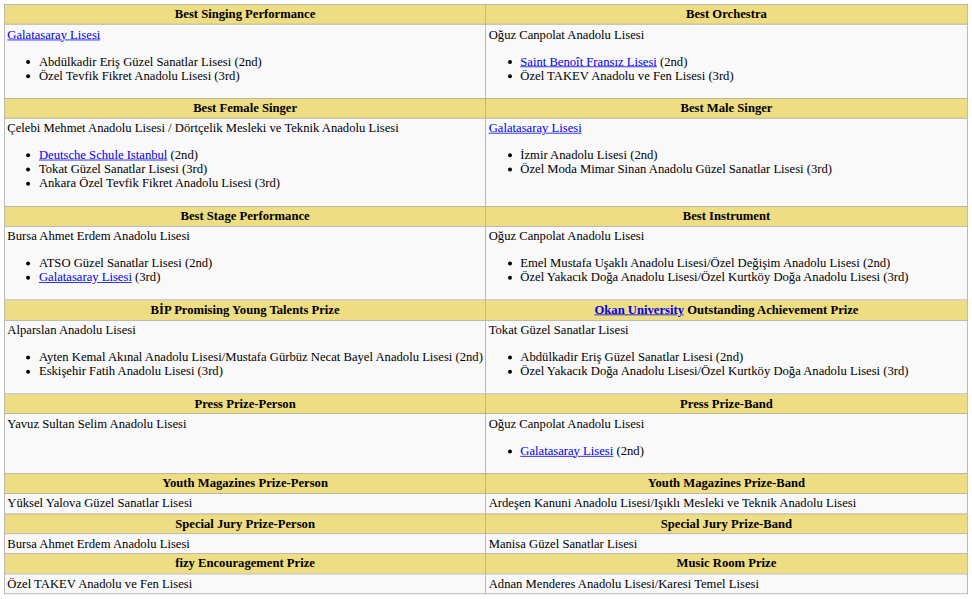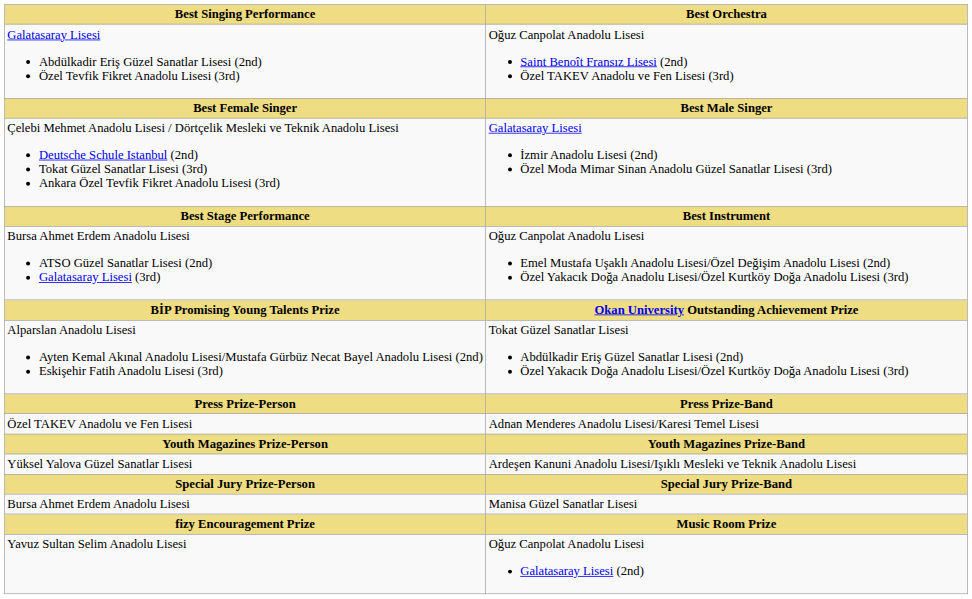rows swapped: (100, 583) <-> (97, 424)
